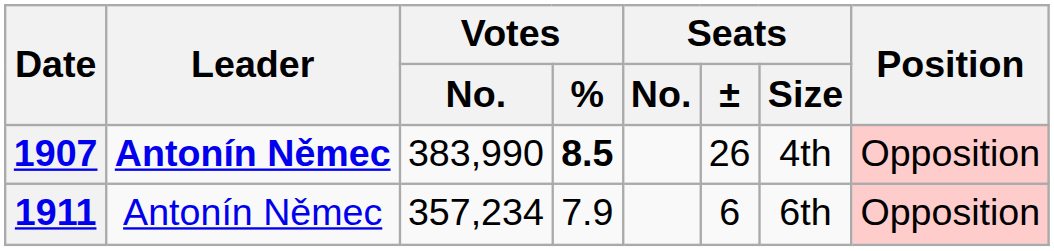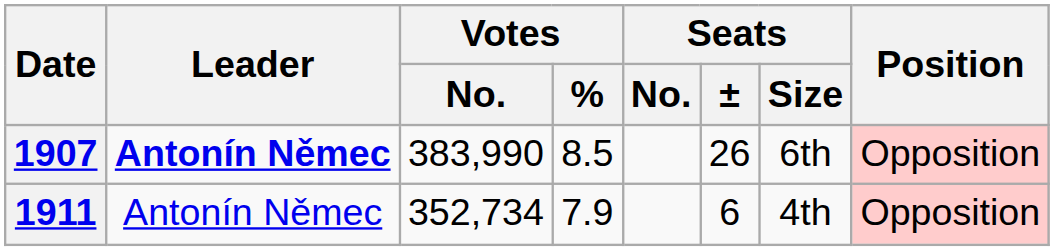(587, 153) bold -> (587, 153) normal
(805, 153) 4th -> (805, 153) 6th
(476, 213) 357,234 -> (476, 213) 352,734
(805, 213) 6th -> (805, 213) 4th
